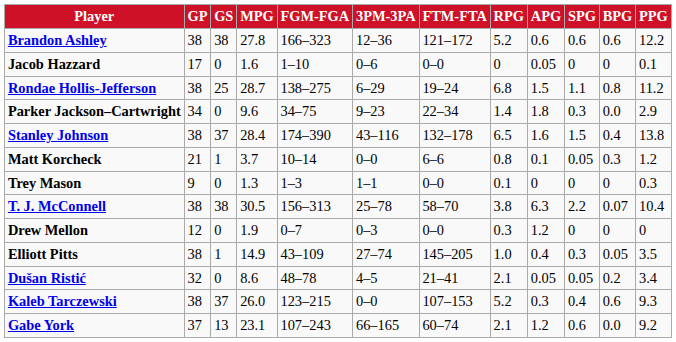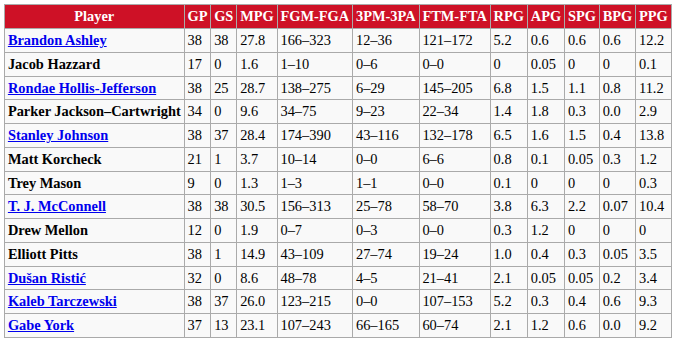(440, 88) 19–24 -> (448, 88) 145–205
(448, 254) 145–205 -> (440, 254) 19–24
